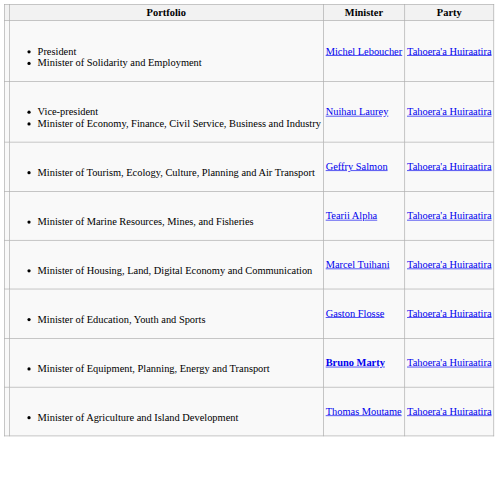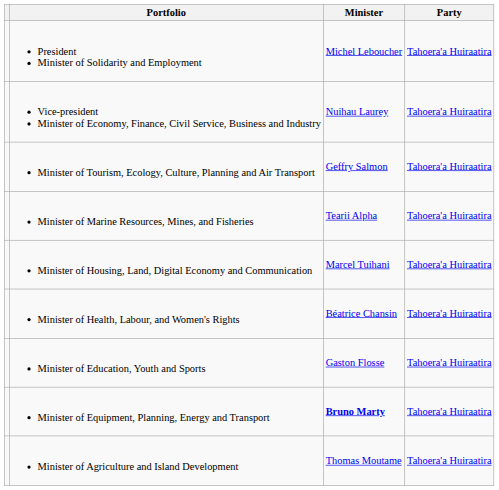+ row: (166, 320)
